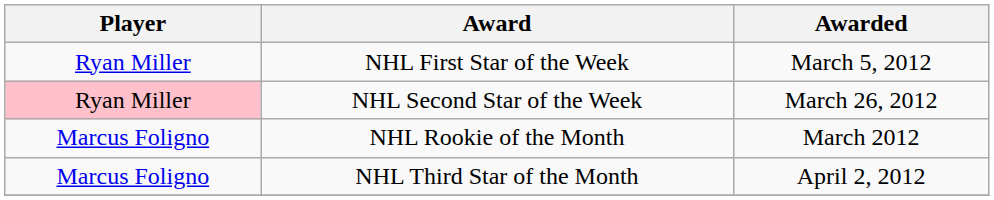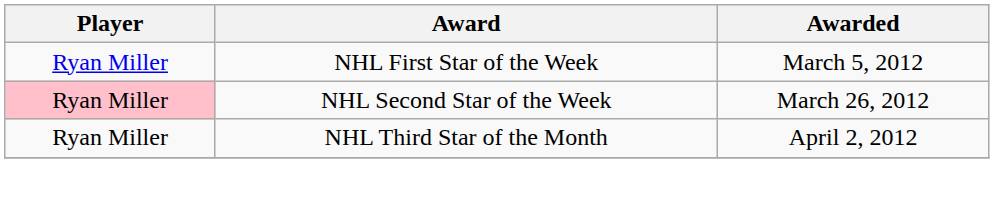- row: (497, 137)
(133, 175) Marcus Foligno -> (110, 137) Ryan Miller
